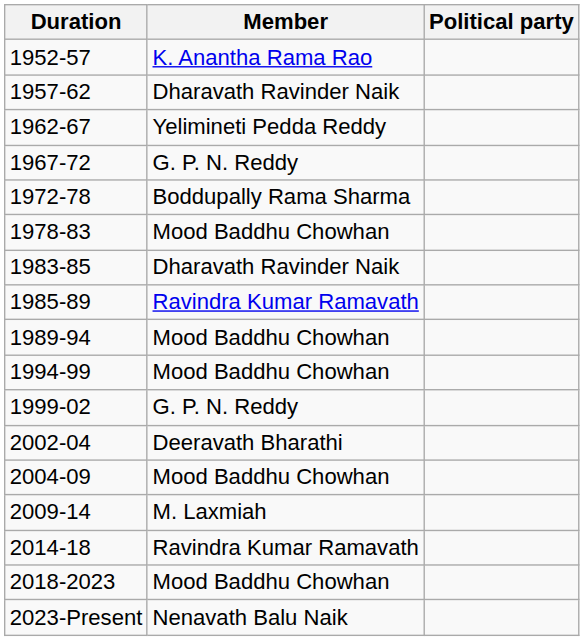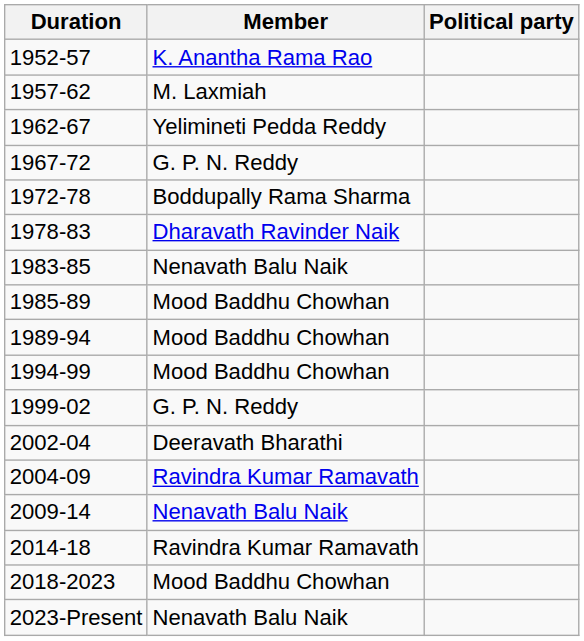(276, 92) Dharavath Ravinder Naik -> (210, 92) M. Laxmiah
(271, 232) Mood Baddhu Chowhan -> (276, 232) Dharavath Ravinder Naik
(276, 267) Dharavath Ravinder Naik -> (250, 267) Nenavath Balu Naik
(286, 302) Ravindra Kumar Ramavath -> (271, 302) Mood Baddhu Chowhan
(271, 477) Mood Baddhu Chowhan -> (286, 477) Ravindra Kumar Ramavath
(210, 512) M. Laxmiah -> (250, 512) Nenavath Balu Naik
